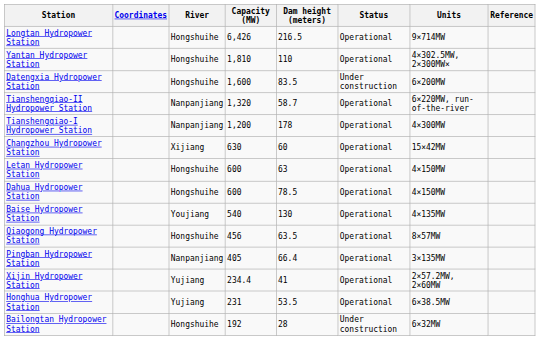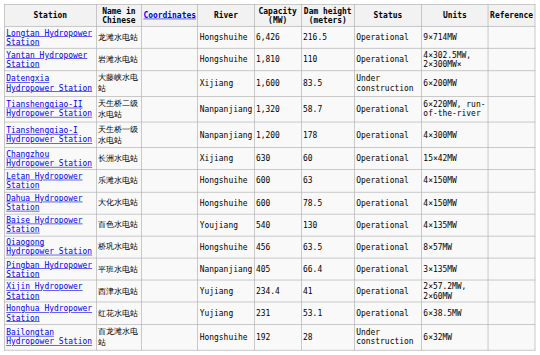+ column: (119, 15)
(195, 82) Hongshuihe -> (216, 83) Xijiang
(288, 302) 53.5 -> (313, 313) 53.1
